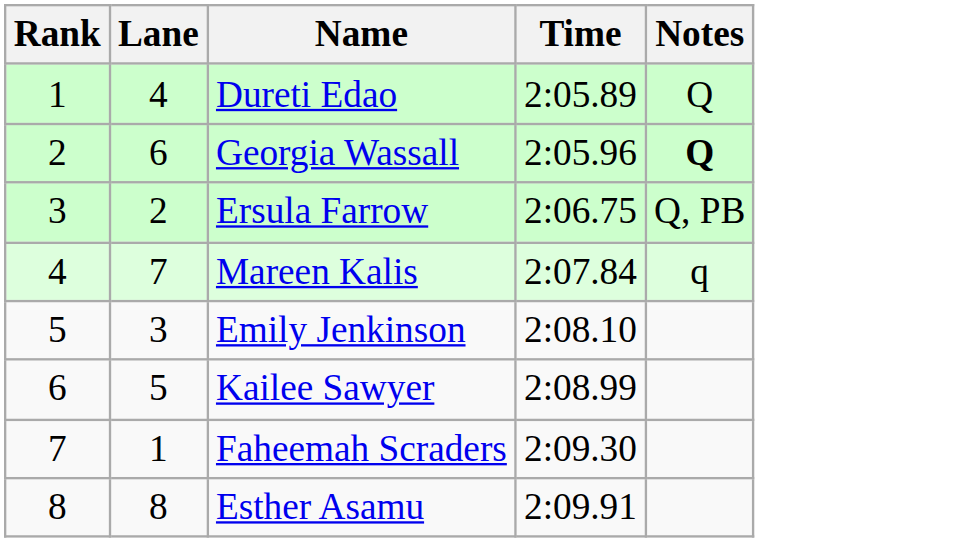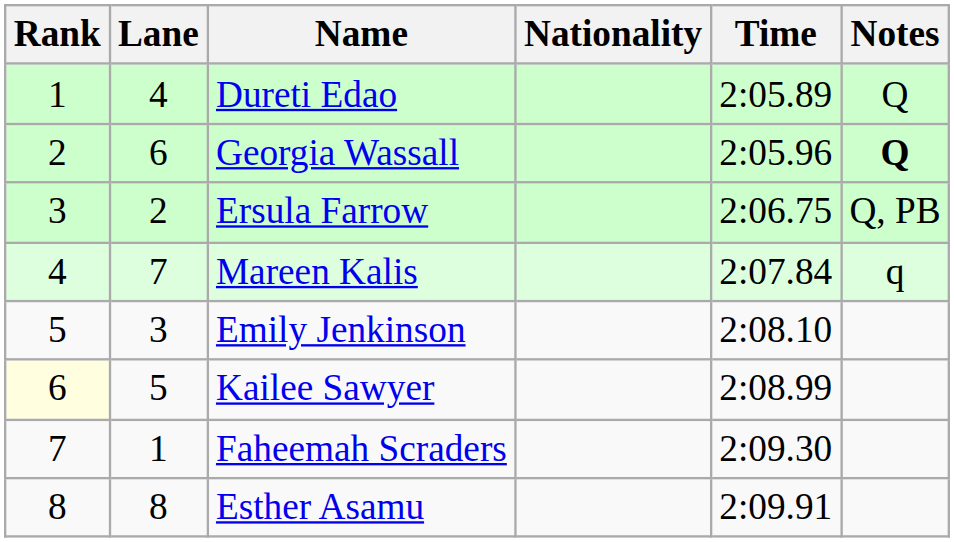+ column: (613, 34)
(57, 388) no background -> (57, 388) lightyellow background
